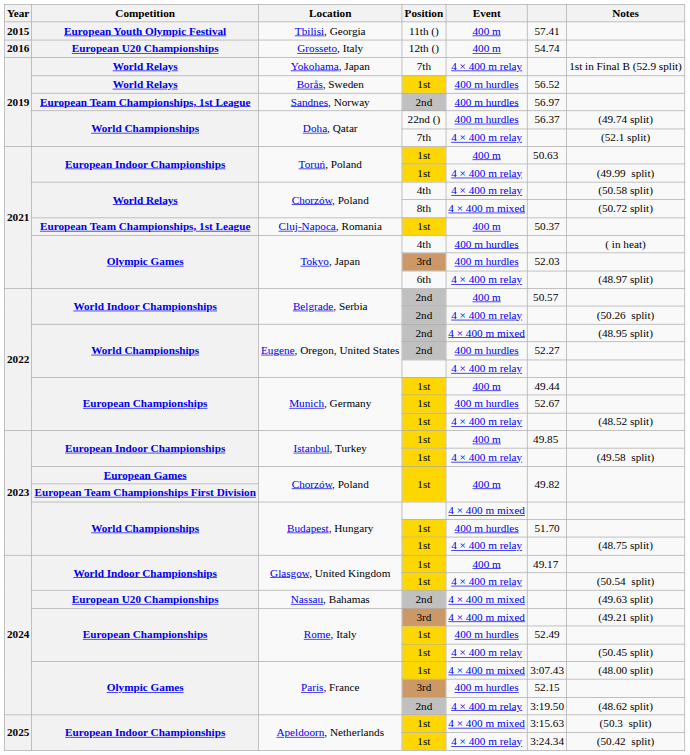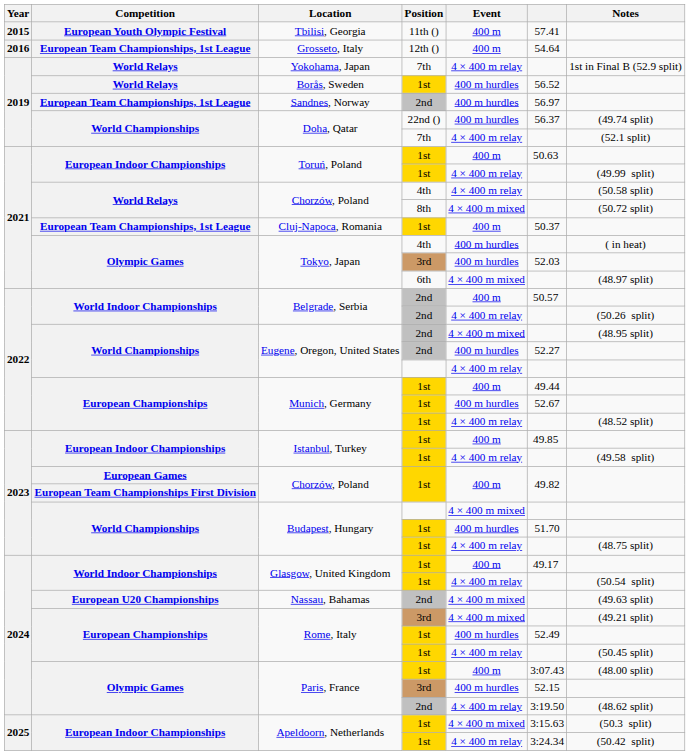(145, 48) European U20 Championships -> (145, 48) European Team Championships, 1st League
(547, 48) 54.74 -> (547, 48) 54.64
(487, 279) 4 × 400 m relay -> (487, 279) 4 × 400 m mixed
(487, 670) 4 × 400 m mixed -> (487, 670) 400 m
